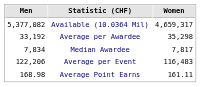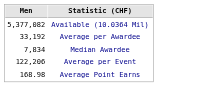- column: (174, 11)
